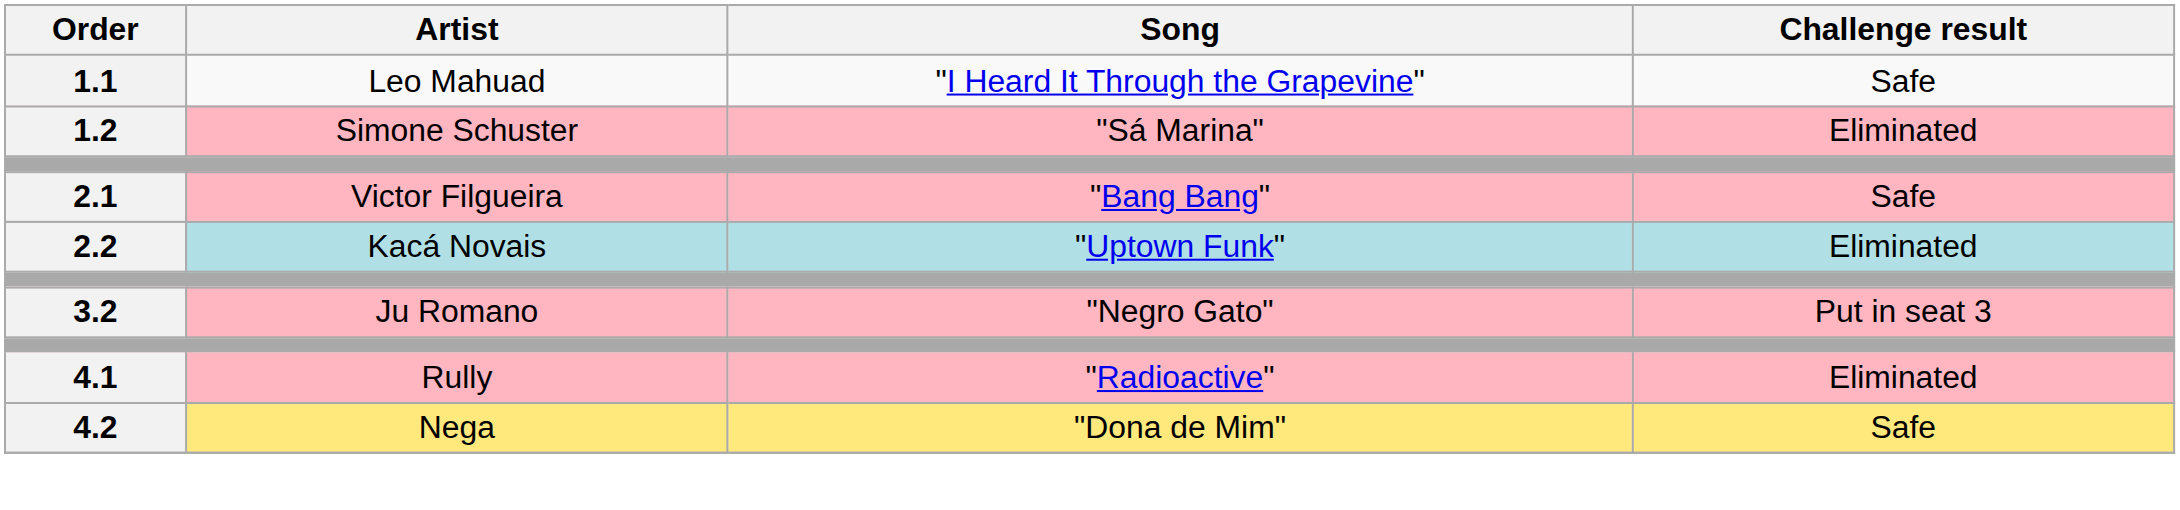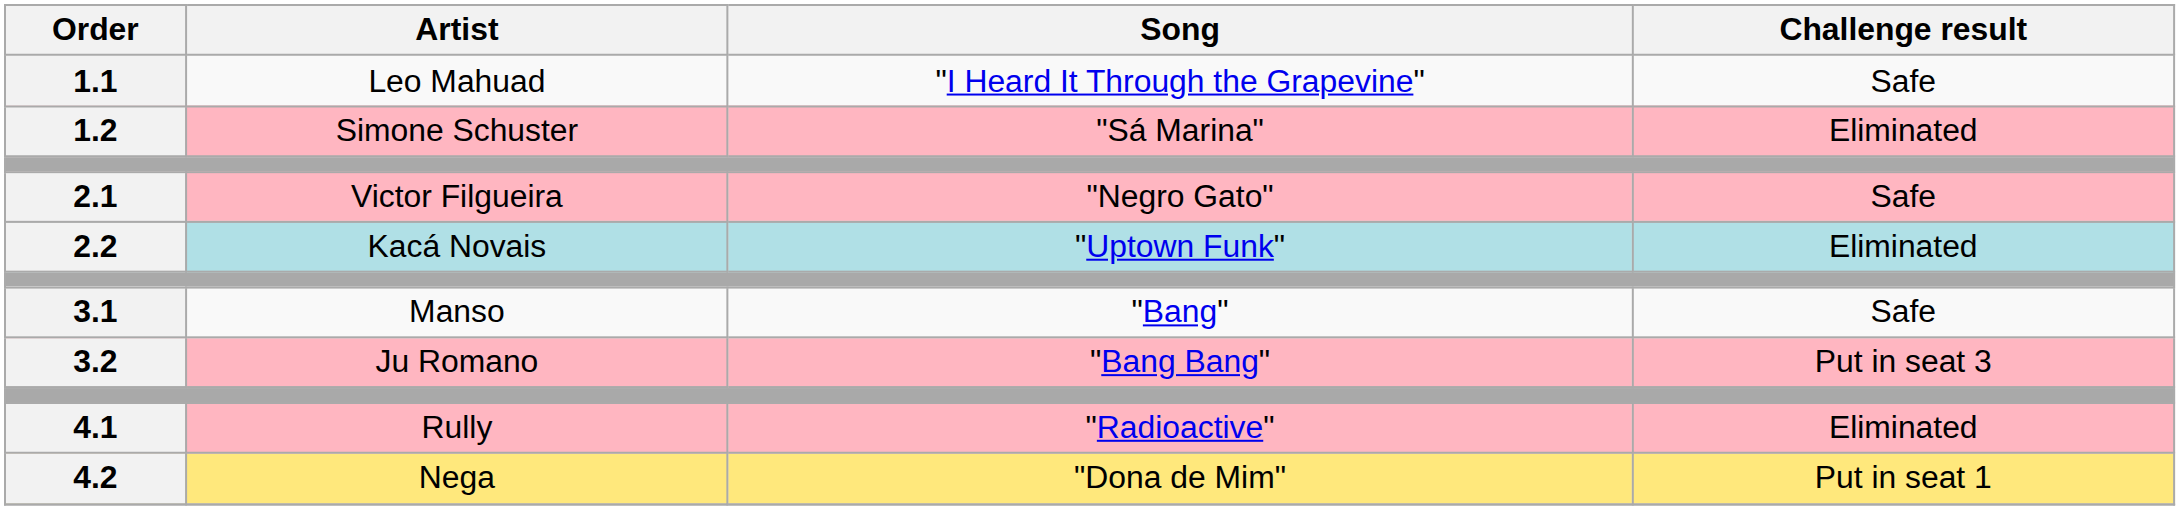(1180, 195) "Bang Bang" -> (1180, 195) "Negro Gato"
+ row: (95, 311)
(1180, 311) "Negro Gato" -> (1180, 362) "Bang Bang"
(1903, 427) Safe -> (1903, 477) Put in seat 1
